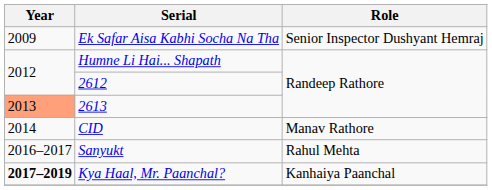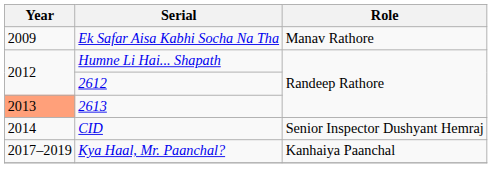(385, 38) Senior Inspector Dushyant Hemraj -> (330, 38) Manav Rathore
(330, 128) Manav Rathore -> (385, 128) Senior Inspector Dushyant Hemraj
- row: (101, 151)
(40, 173) bold -> (40, 151) normal
